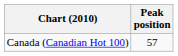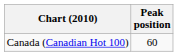(152, 42) 57 -> (152, 42) 60
